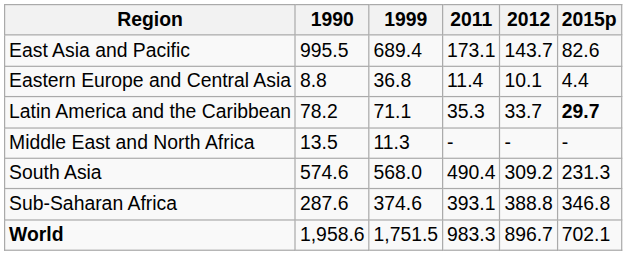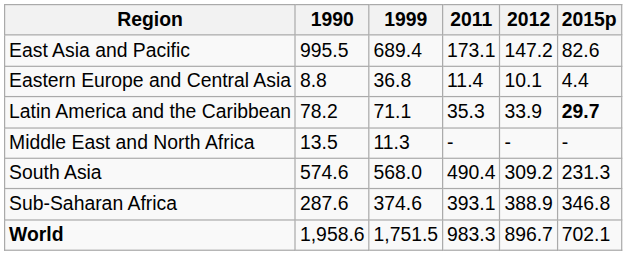(529, 50) 143.7 -> (529, 50) 147.2
(523, 111) 33.7 -> (523, 111) 33.9
(529, 204) 388.8 -> (529, 204) 388.9
